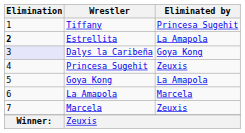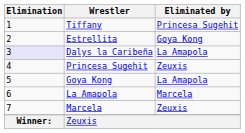(9, 39) bold -> (9, 39) normal
(182, 39) La Amapola -> (180, 39) Goya Kong
(180, 53) Goya Kong -> (182, 53) La Amapola
